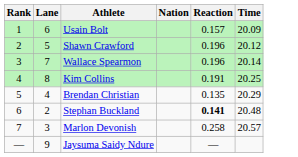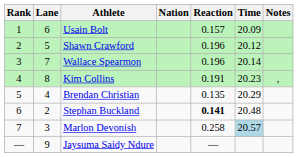+ column: (278, 12)
(249, 78) 20.25 -> (249, 78) 20.23
(249, 128) no background -> (249, 128) lightblue background
